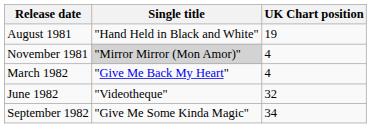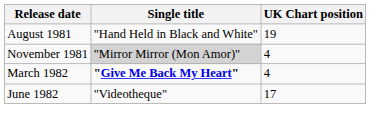(162, 73) normal -> (166, 73) bold
(271, 93) 32 -> (270, 93) 17
- row: (48, 113)
